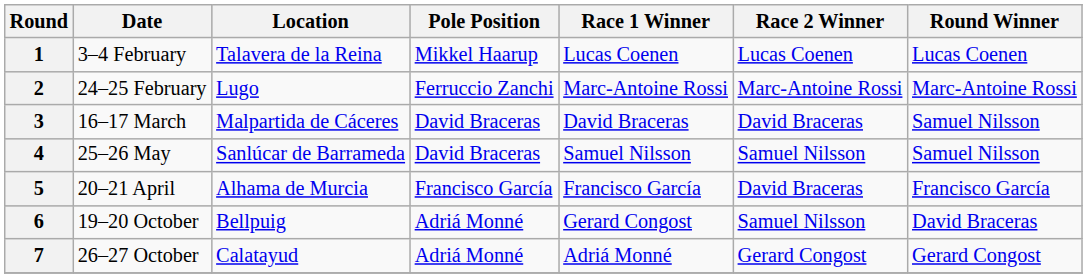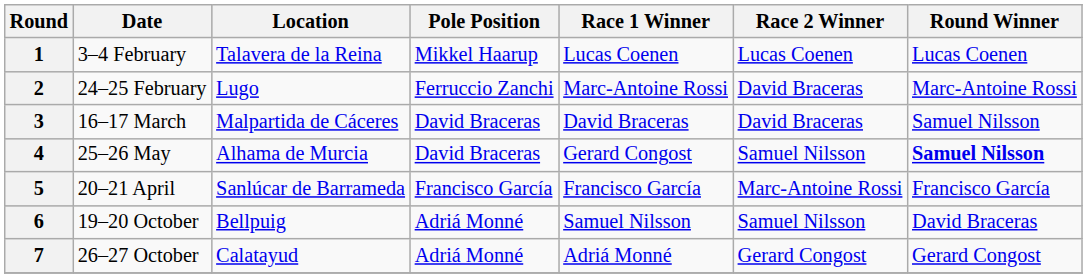(820, 87) Marc-Antoine Rossi -> (800, 87) David Braceras
(311, 154) Sanlúcar de Barrameda -> (292, 154) Alhama de Murcia
(627, 154) Samuel Nilsson -> (628, 154) Gerard Congost
(976, 154) normal -> (978, 154) bold
(292, 187) Alhama de Murcia -> (311, 187) Sanlúcar de Barrameda
(800, 187) David Braceras -> (820, 187) Marc-Antoine Rossi
(628, 221) Gerard Congost -> (627, 221) Samuel Nilsson
